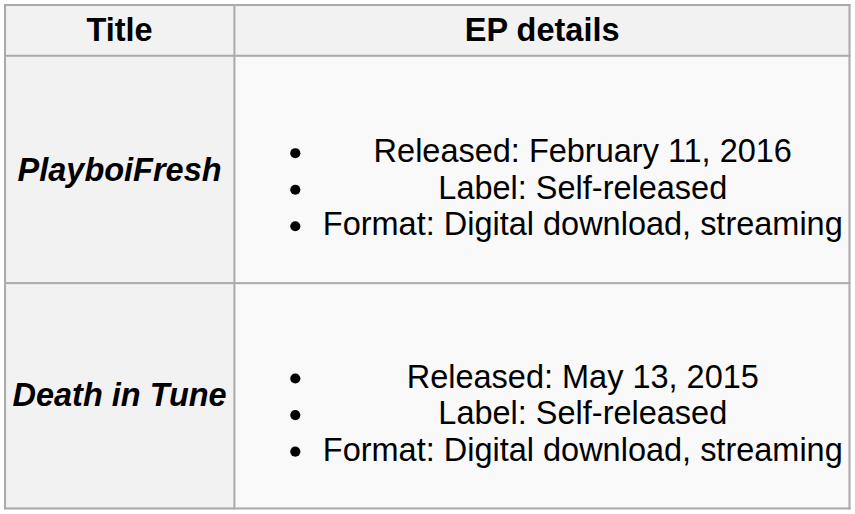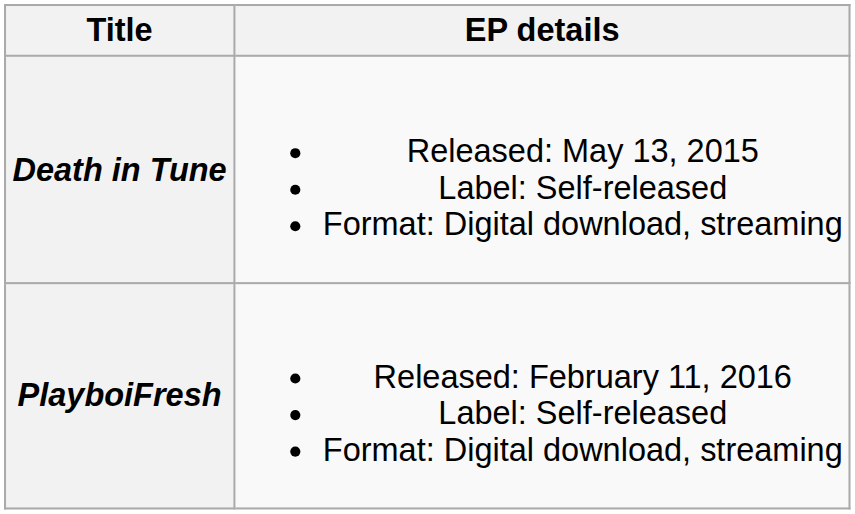rows swapped: (120, 395) <-> (120, 169)
